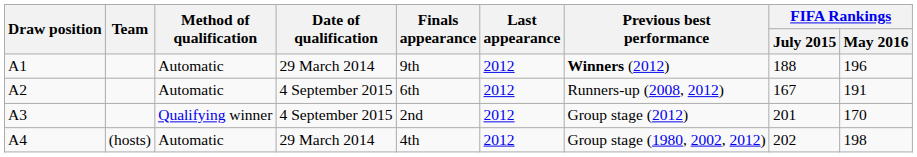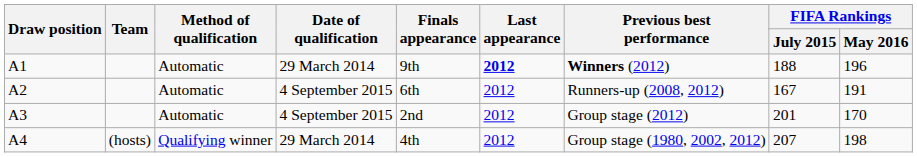(499, 66) normal -> (499, 66) bold
(215, 115) Qualifying winner -> (191, 115) Automatic
(191, 139) Automatic -> (215, 139) Qualifying winner
(785, 139) 202 -> (785, 139) 207
